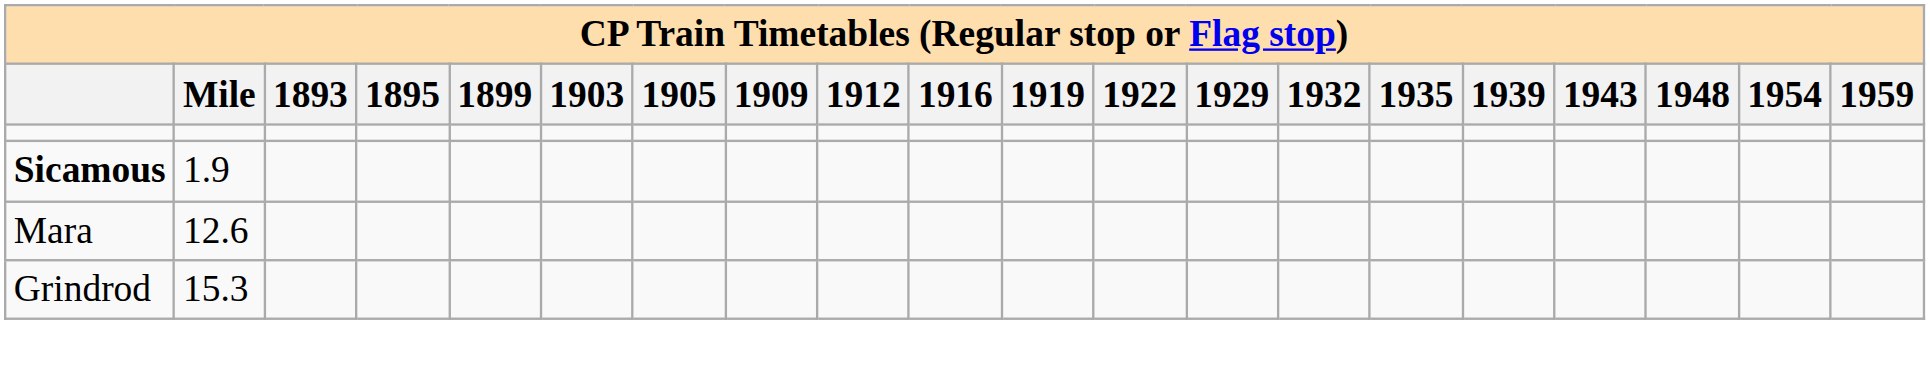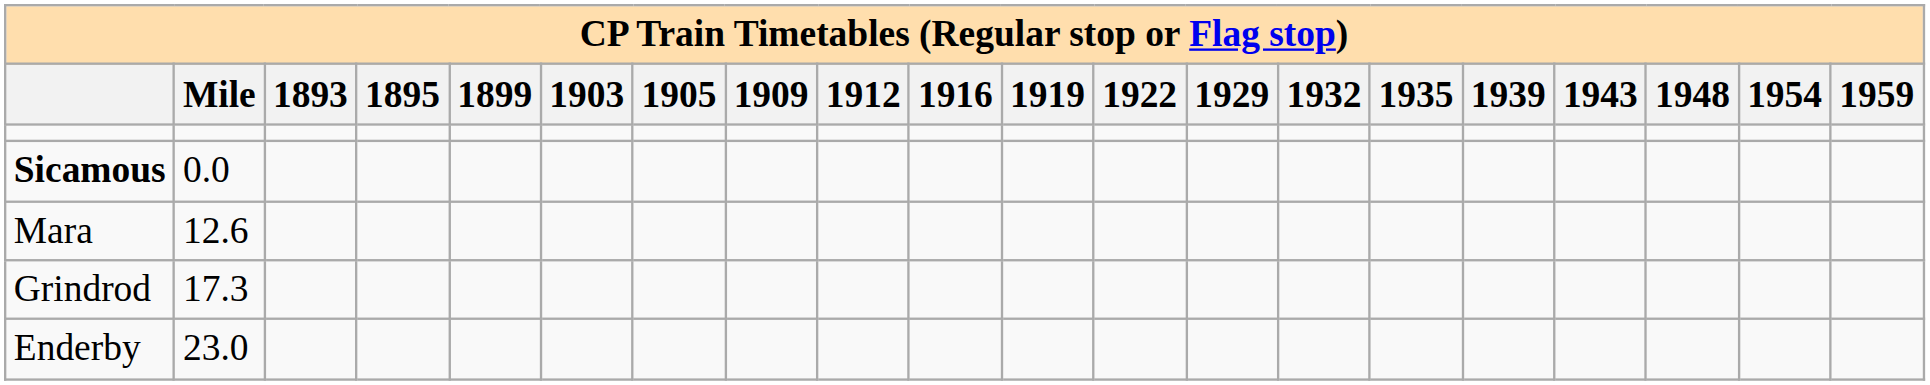(206, 170) 1.9 -> (206, 170) 0.0
(216, 288) 15.3 -> (216, 288) 17.3
+ row: (77, 348)
